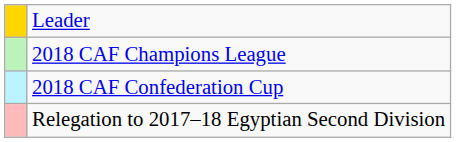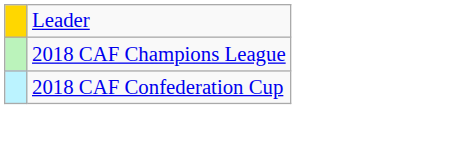- row: (239, 119)
